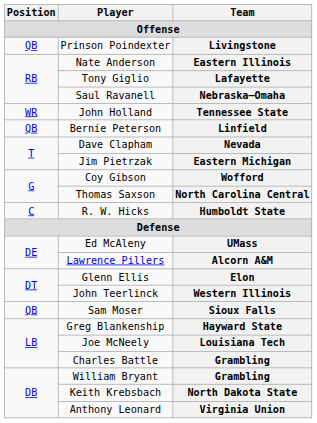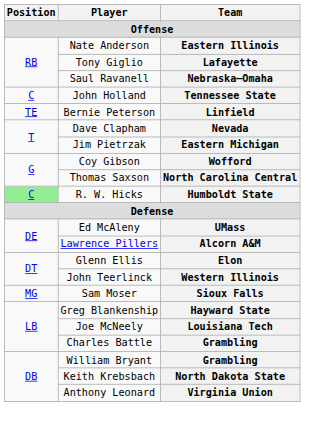- row: (115, 46)
(31, 112) WR -> (31, 95) C
(31, 128) QB -> (31, 112) TE
(31, 211) no background -> (31, 194) lightgreen background
(31, 310) QB -> (31, 294) MG
